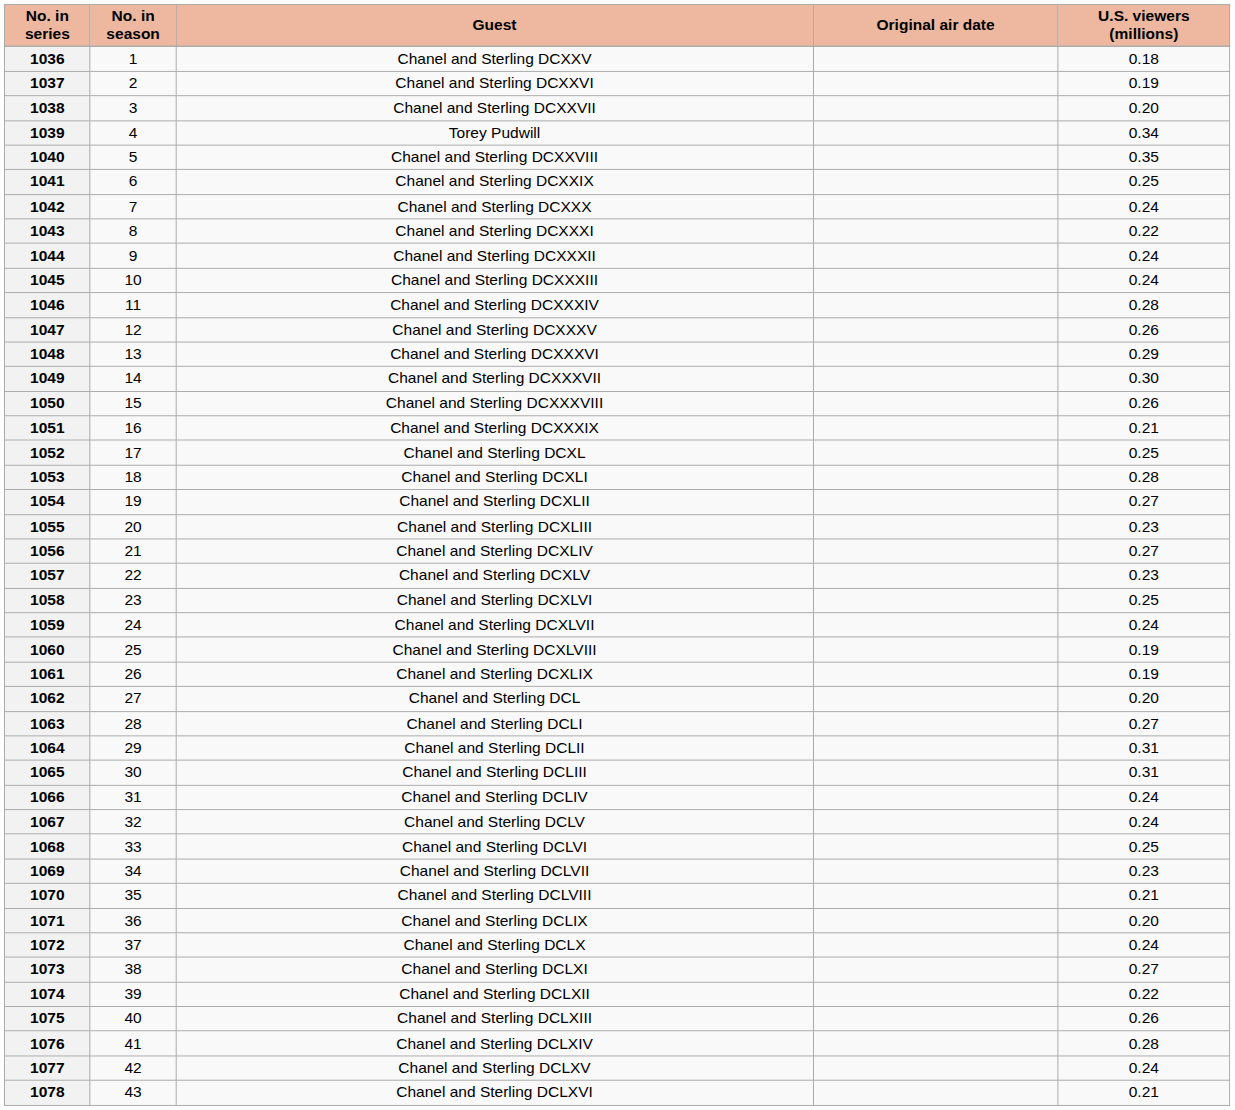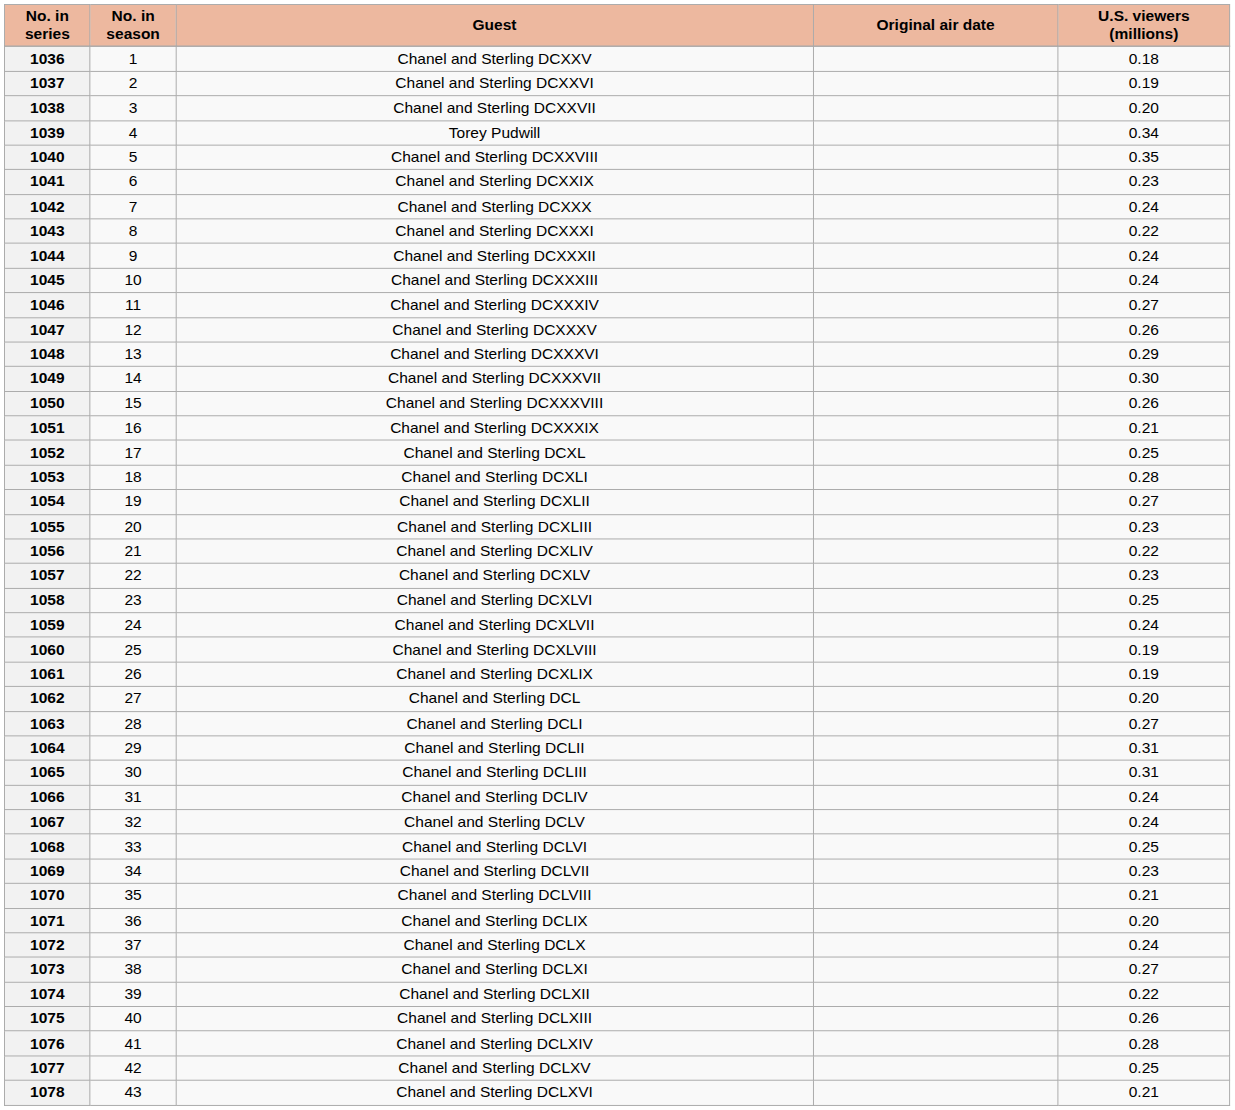(1144, 181) 0.25 -> (1144, 181) 0.23
(1144, 305) 0.28 -> (1144, 305) 0.27
(1144, 551) 0.27 -> (1144, 551) 0.22
(1144, 1068) 0.24 -> (1144, 1068) 0.25
